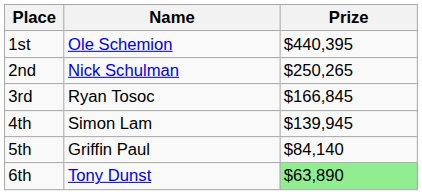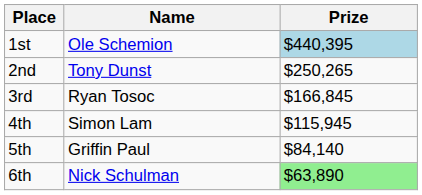(318, 44) no background -> (318, 44) lightblue background
(124, 70) Nick Schulman -> (110, 70) Tony Dunst
(318, 123) $139,945 -> (318, 123) $115,945
(110, 176) Tony Dunst -> (124, 176) Nick Schulman
